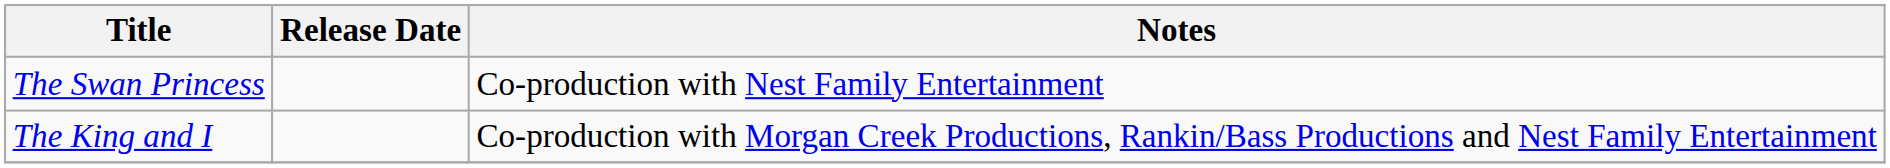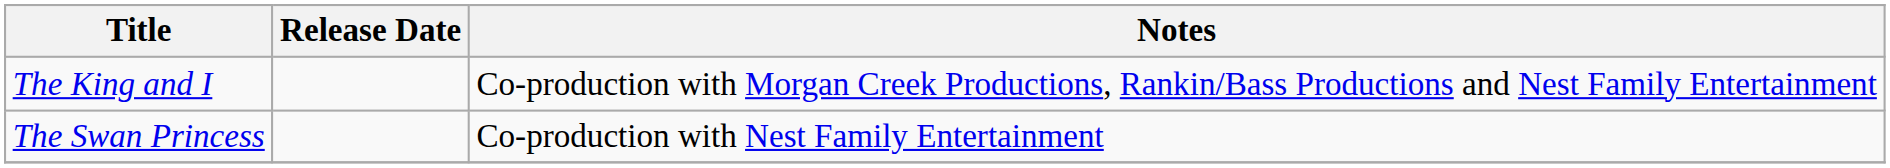rows swapped: (139, 83) <-> (112, 135)
